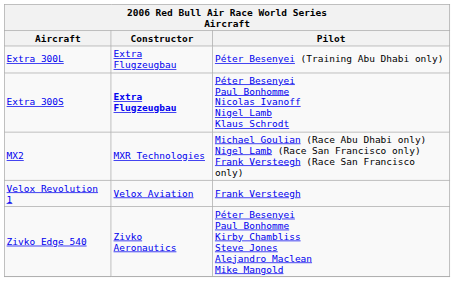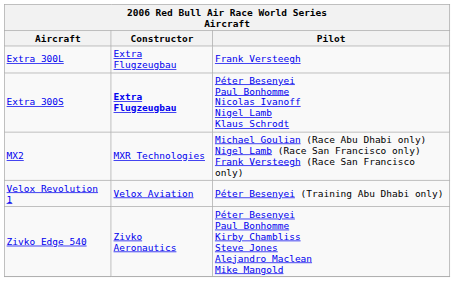(329, 59) Péter Besenyei (Training Abu Dhabi only) -> (258, 59) Frank Versteegh
(258, 193) Frank Versteegh -> (329, 193) Péter Besenyei (Training Abu Dhabi only)
